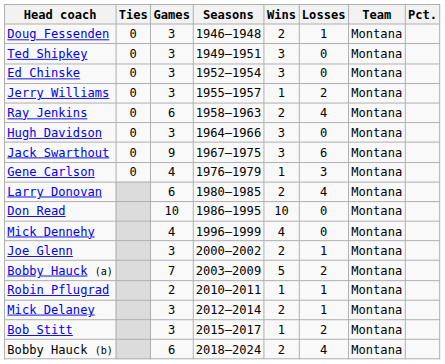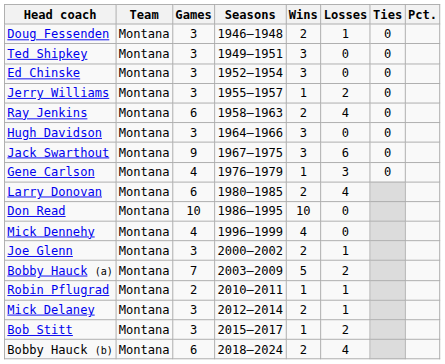columns swapped: (377, 14) <-> (133, 14)
